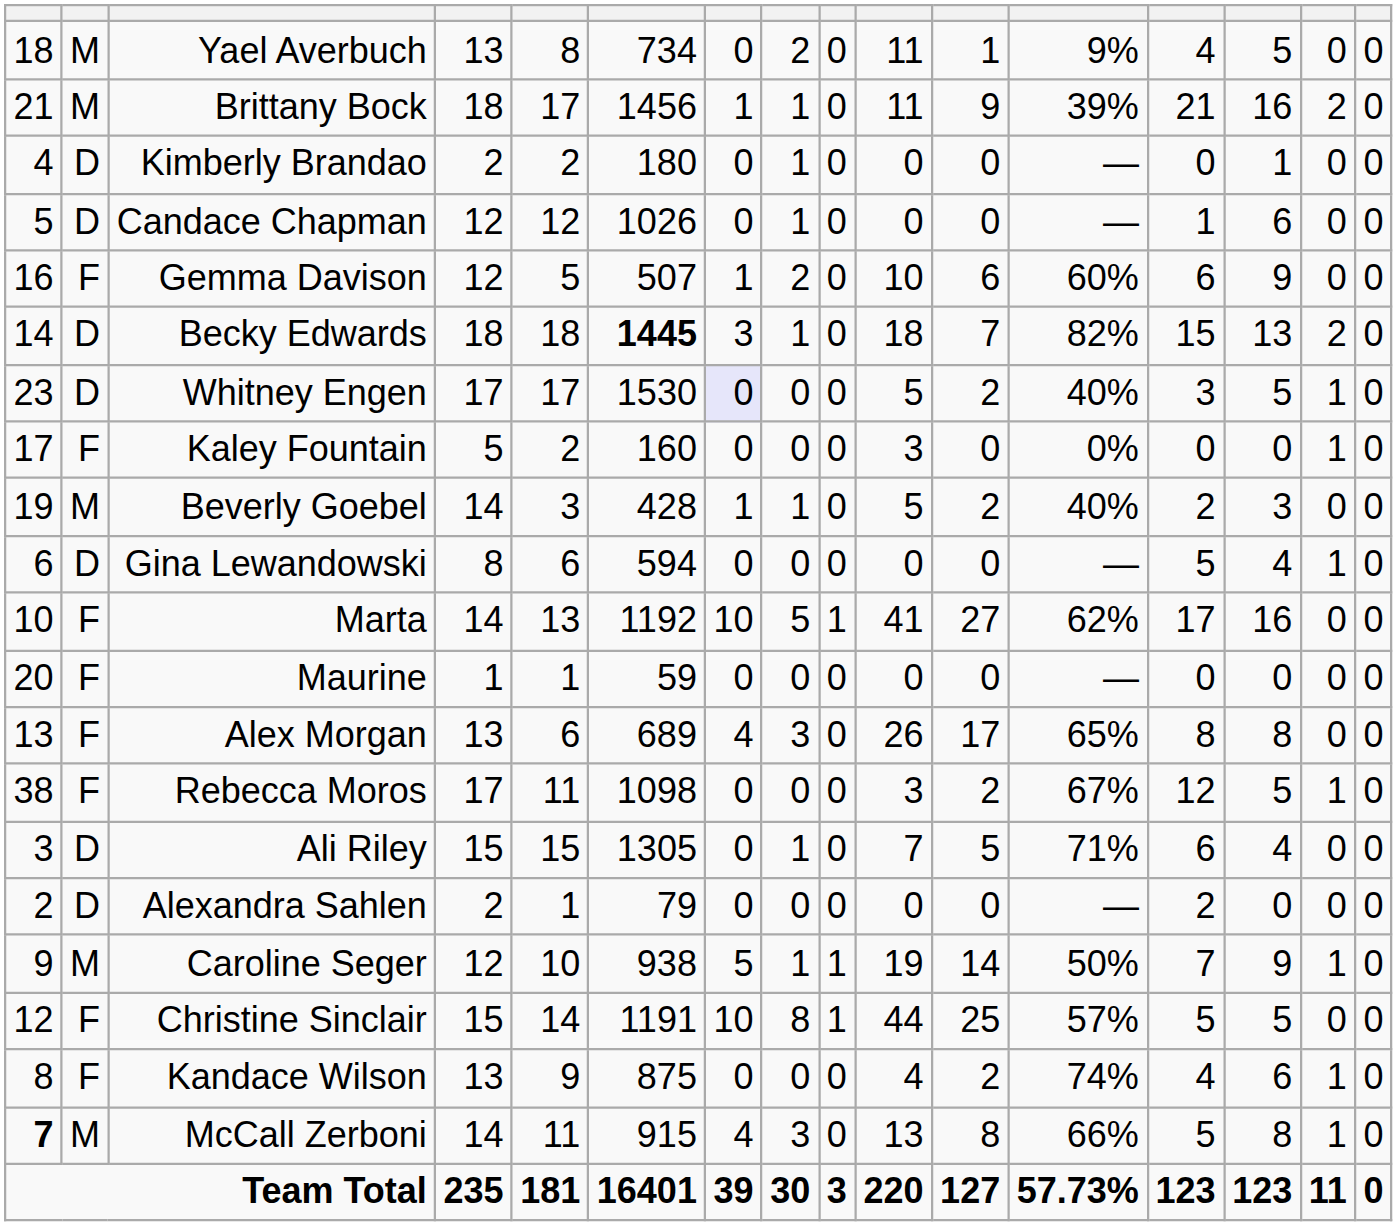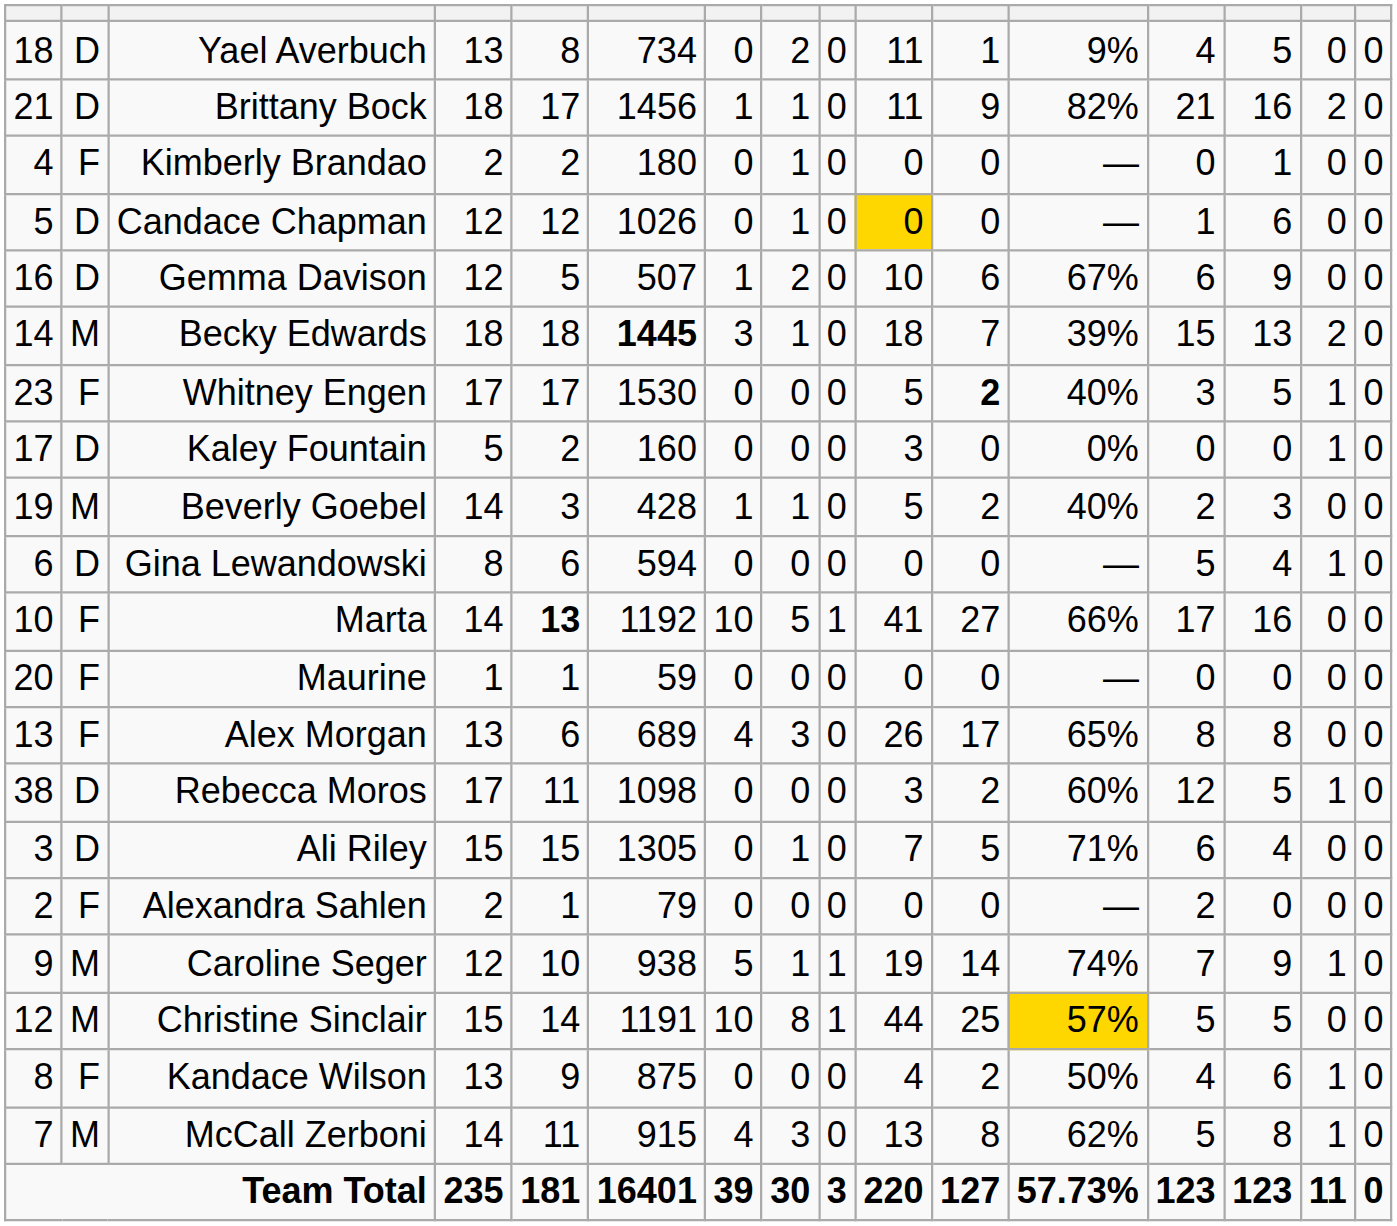(85, 49) M -> (87, 49) D
(85, 106) M -> (87, 106) D
(1103, 106) 39% -> (1103, 106) 82%
(87, 163) D -> (89, 163) F
(913, 220) no background -> (913, 220) gold background
(89, 278) F -> (87, 278) D
(1103, 278) 60% -> (1103, 278) 67%
(87, 335) D -> (85, 335) M
(1103, 335) 82% -> (1103, 335) 39%
(87, 392) D -> (89, 392) F
(744, 392) lavender background -> (744, 392) no background
(990, 392) normal -> (990, 392) bold
(89, 449) F -> (87, 449) D
(560, 620) normal -> (560, 620) bold
(1103, 620) 62% -> (1103, 620) 66%
(89, 791) F -> (87, 791) D
(1103, 791) 67% -> (1103, 791) 60%
(87, 906) D -> (89, 906) F
(1103, 963) 50% -> (1103, 963) 74%
(89, 1020) F -> (85, 1020) M
(1103, 1020) no background -> (1103, 1020) gold background
(1103, 1077) 74% -> (1103, 1077) 50%
(43, 1134) bold -> (43, 1134) normal
(1103, 1134) 66% -> (1103, 1134) 62%
